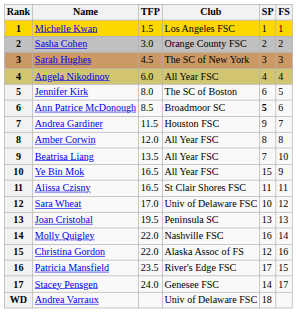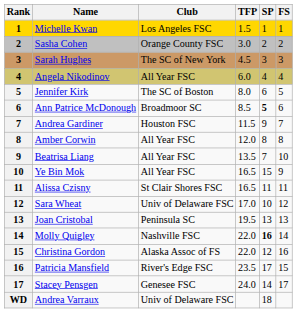columns swapped: (211, 12) <-> (150, 12)
(267, 236) normal -> (267, 236) bold
